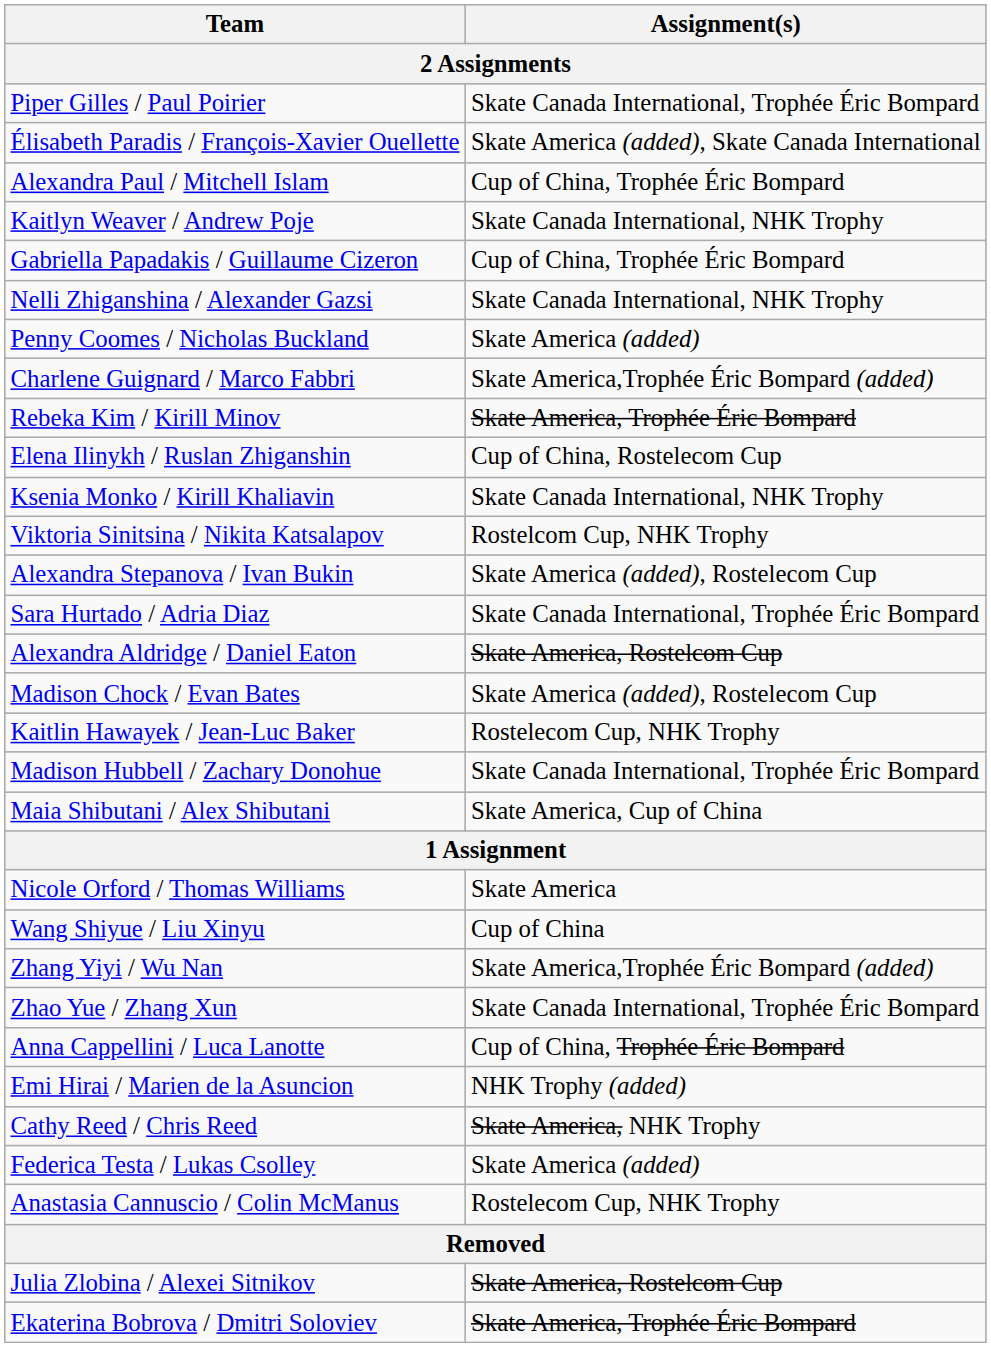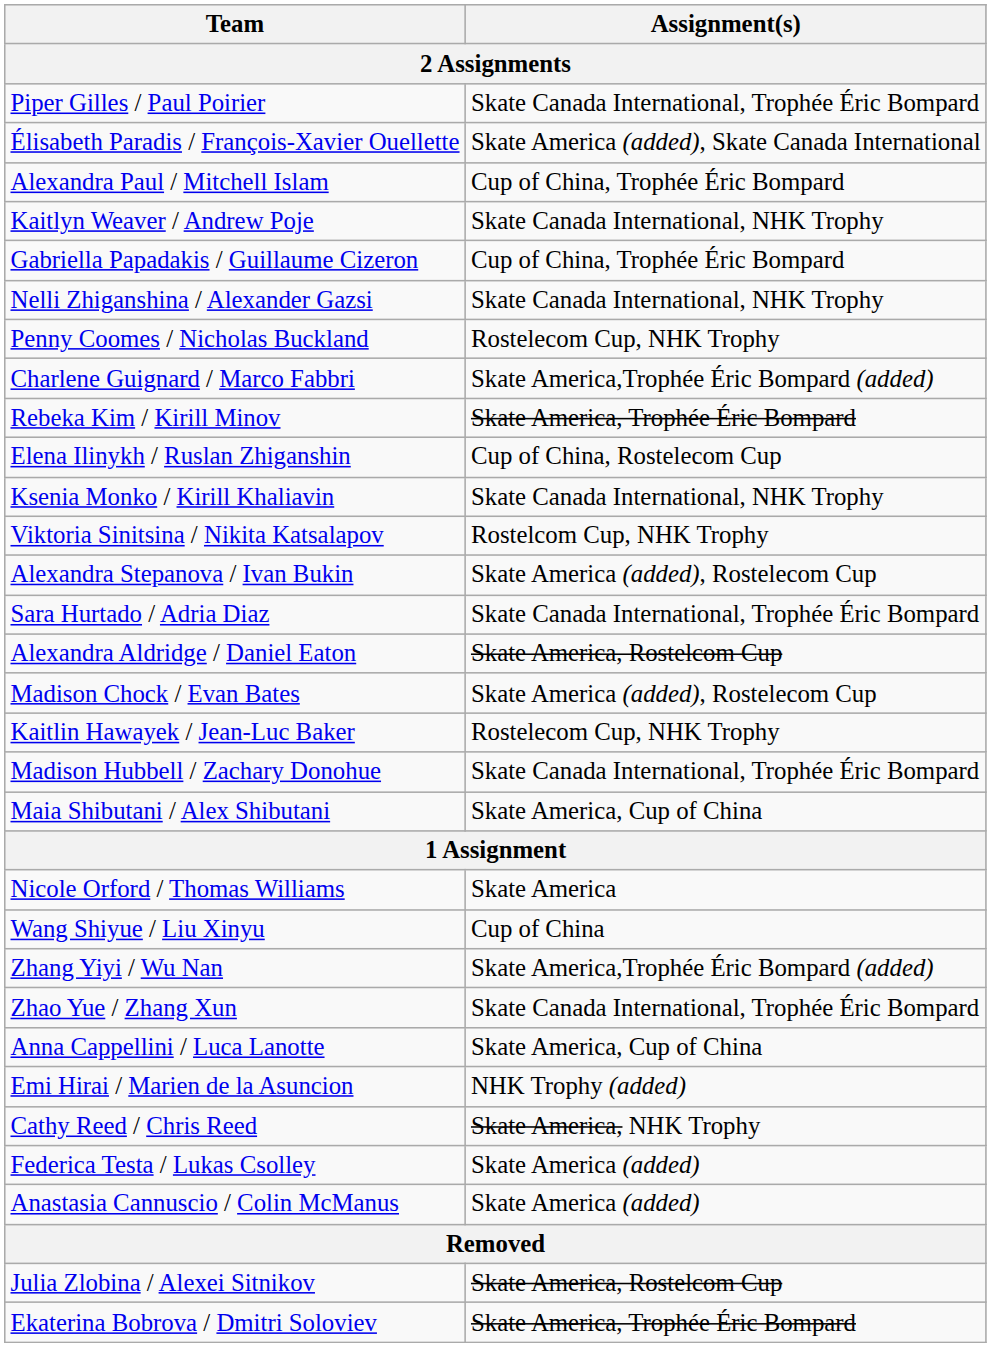(585, 338) Skate America (added) -> (625, 338) Rostelecom Cup, NHK Trophy
(658, 1046) Cup of China, Trophée Éric Bompard -> (617, 1046) Skate America, Cup of China
(625, 1204) Rostelecom Cup, NHK Trophy -> (585, 1204) Skate America (added)
